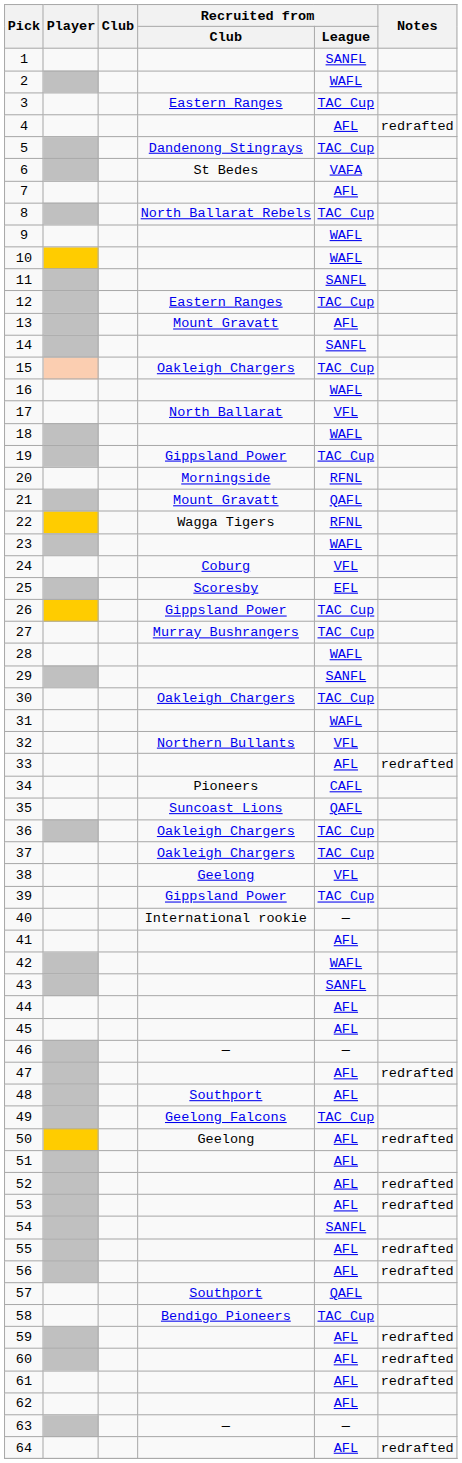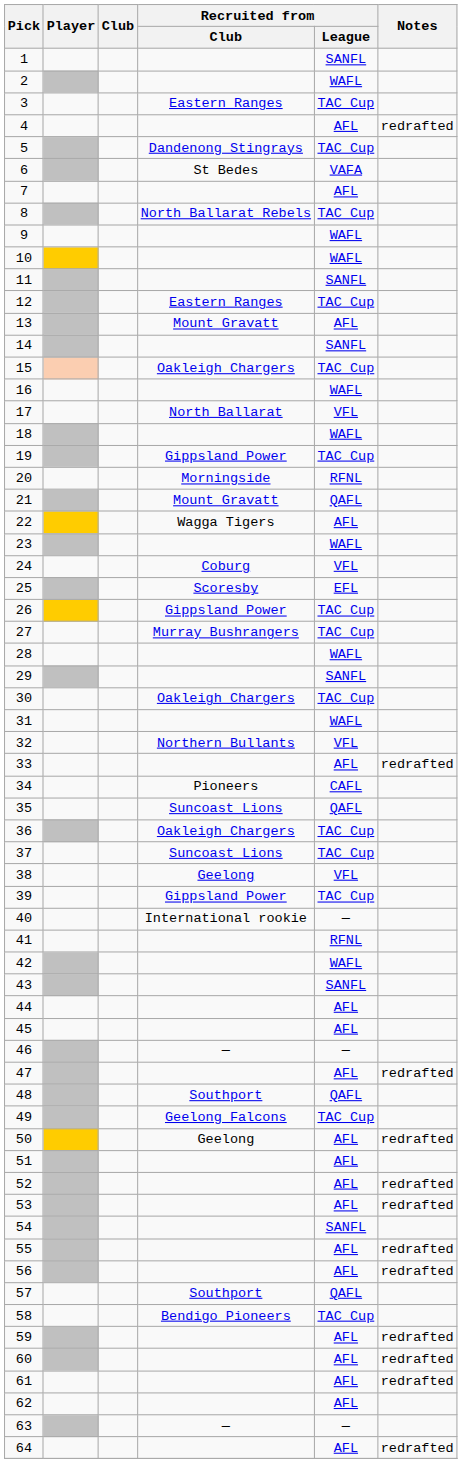(346, 522) RFNL -> (346, 522) AFL
(226, 853) Oakleigh Chargers -> (226, 853) Suncoast Lions
(346, 941) AFL -> (346, 941) RFNL
(346, 1095) AFL -> (346, 1095) QAFL
